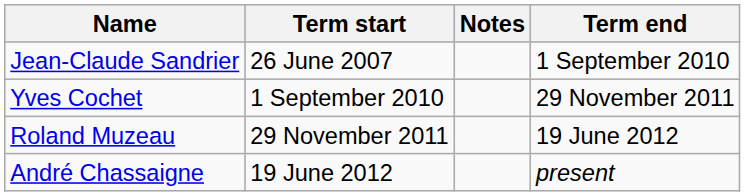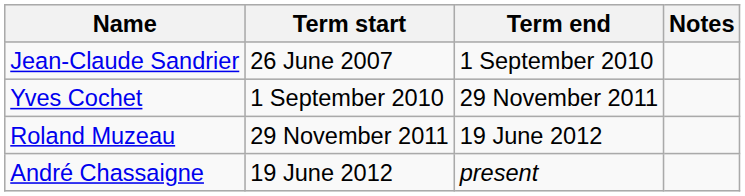columns swapped: (635, 24) <-> (492, 24)
